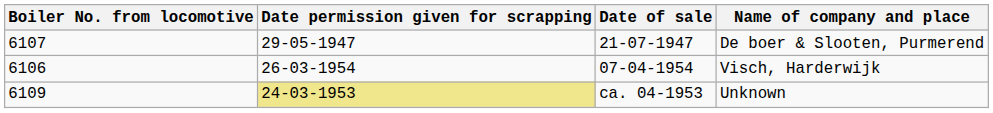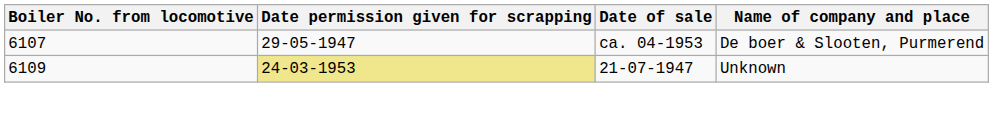(646, 43) 21-07-1947 -> (651, 43) ca. 04-1953
- row: (800, 69)
(651, 94) ca. 04-1953 -> (646, 69) 21-07-1947
